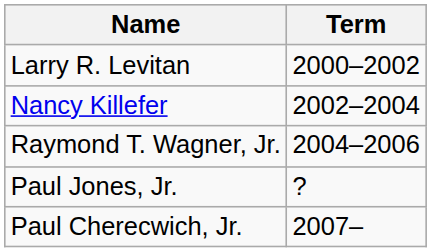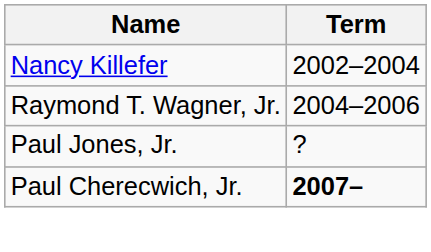- row: (100, 65)
(328, 226) normal -> (328, 186) bold
